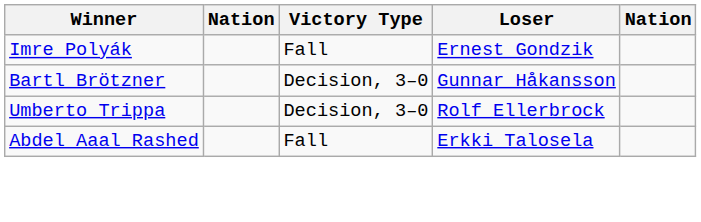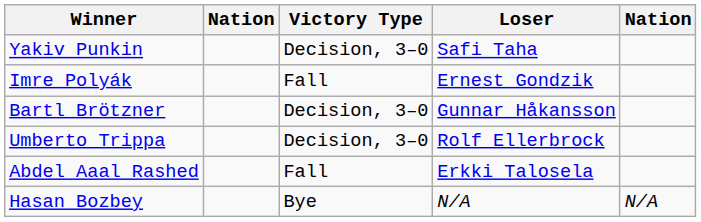+ row: (76, 50)
+ row: (76, 202)
